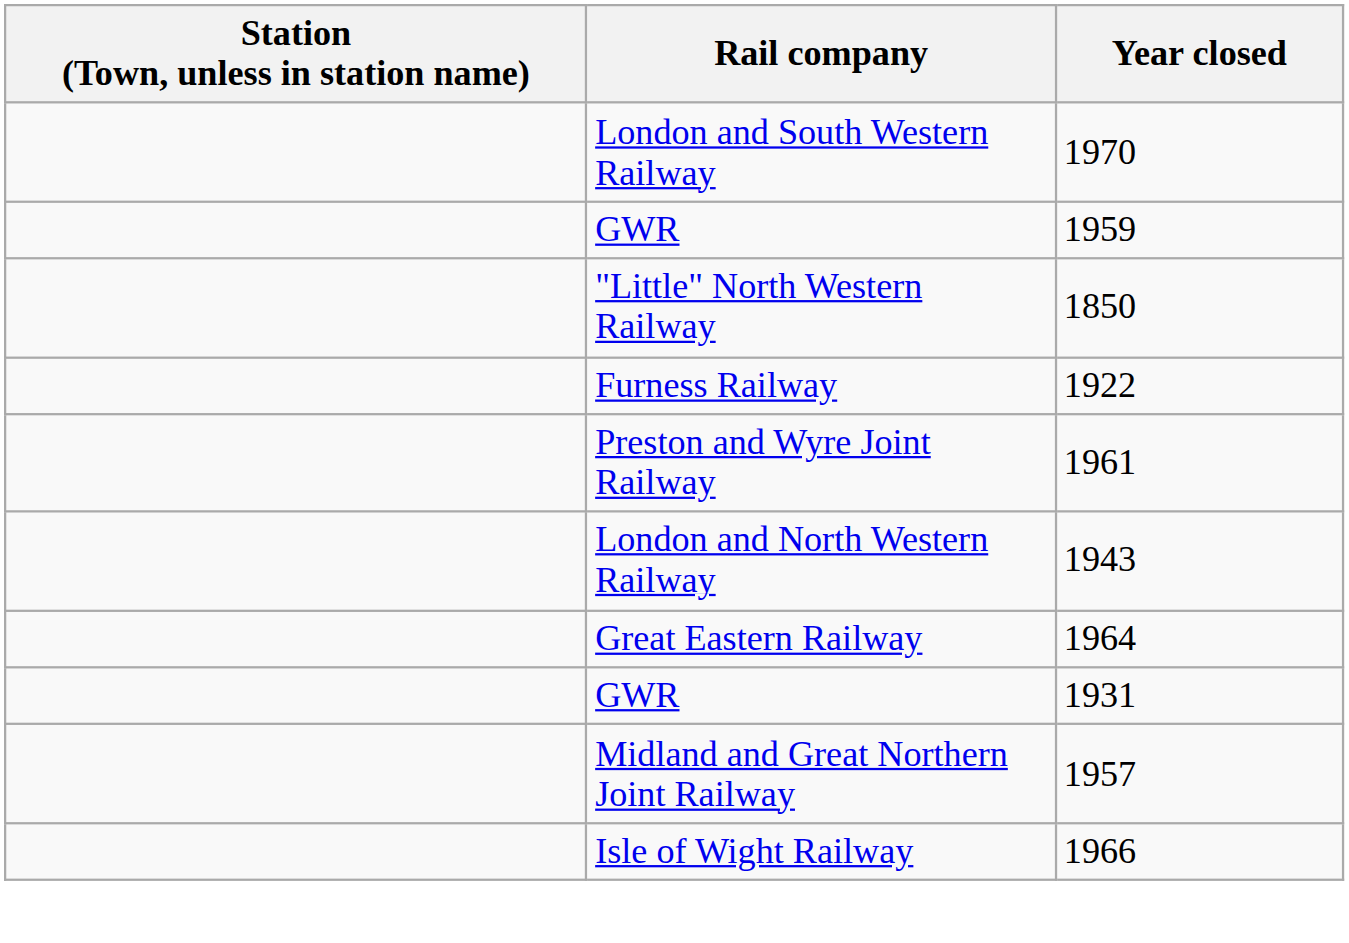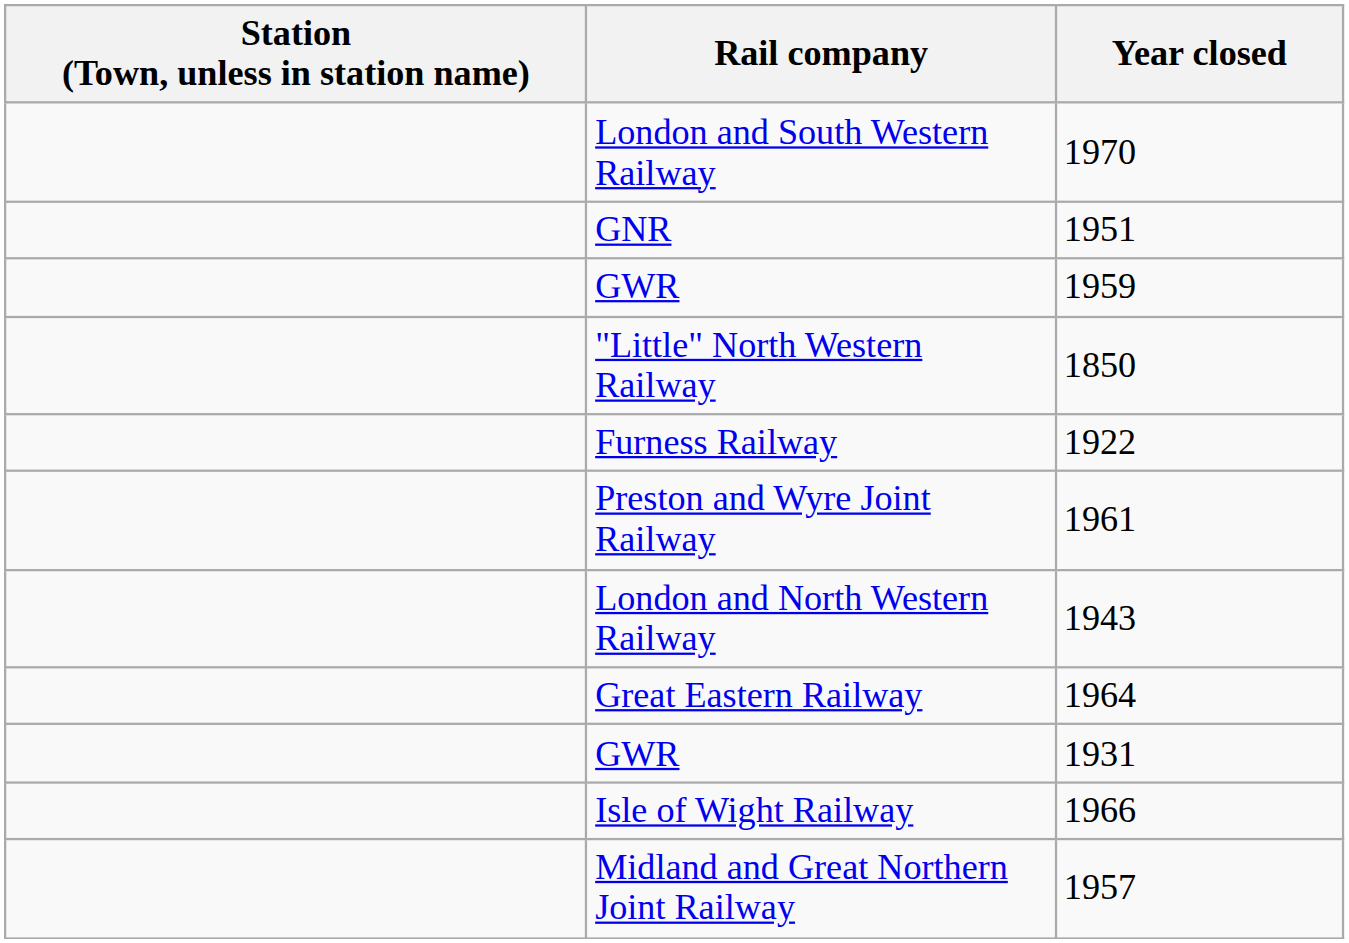+ row: (633, 229)
rows swapped: (754, 850) <-> (801, 773)
